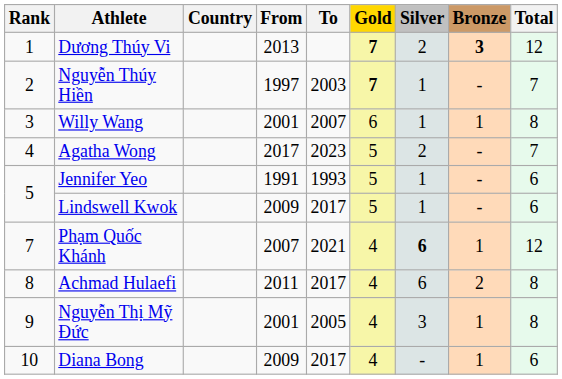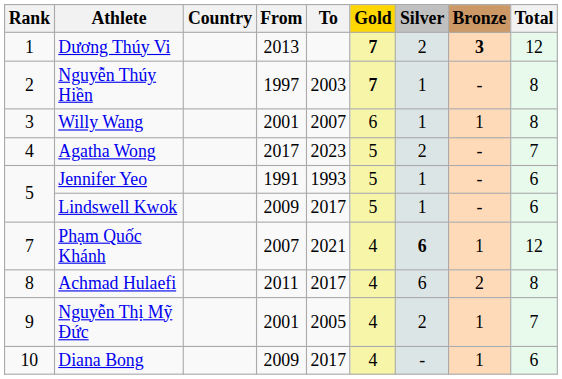(534, 84) 7 -> (534, 84) 8
(422, 322) 3 -> (422, 322) 2
(534, 322) 8 -> (534, 322) 7
